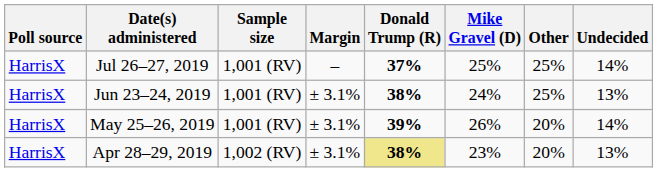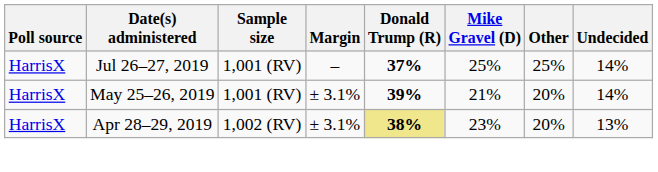- row: (152, 94)
(485, 123) 26% -> (485, 94) 21%
